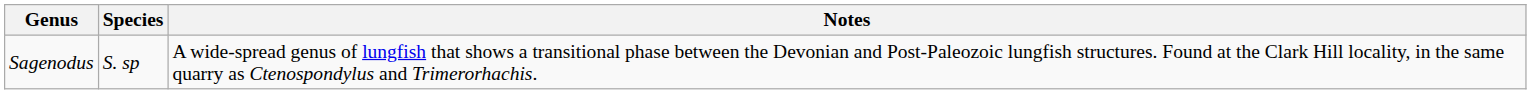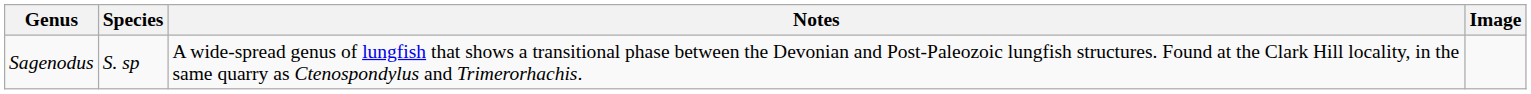+ column: (1495, 19)
